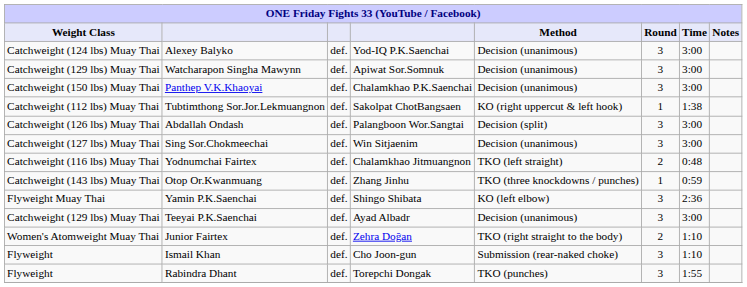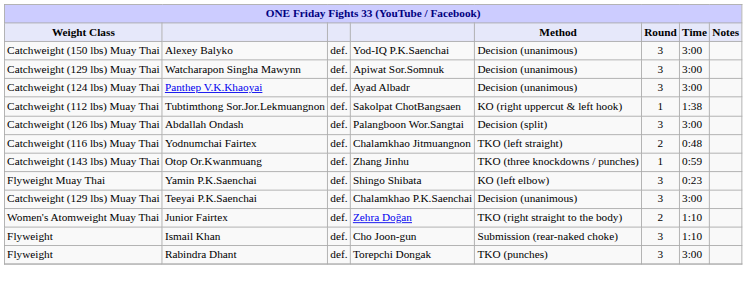(83, 50) Catchweight (124 lbs) Muay Thai -> (83, 50) Catchweight (150 lbs) Muay Thai
(83, 87) Catchweight (150 lbs) Muay Thai -> (83, 87) Catchweight (124 lbs) Muay Thai
(412, 87) Chalamkhao P.K.Saenchai -> (381, 87) Ayad Albadr
- row: (217, 143)
(692, 199) 2:36 -> (692, 180) 0:23
(381, 217) Ayad Albadr -> (412, 199) Chalamkhao P.K.Saenchai
(692, 273) 1:55 -> (692, 254) 3:00
